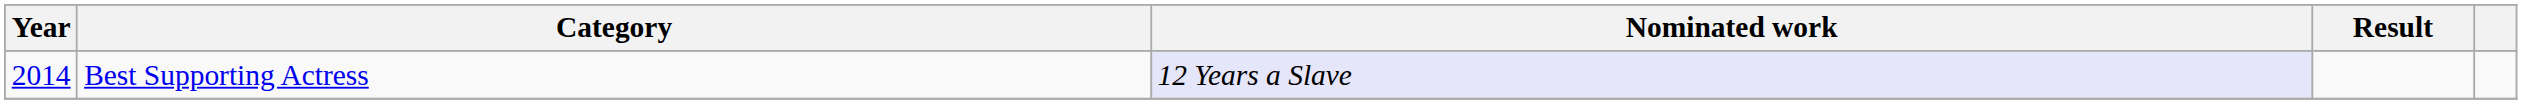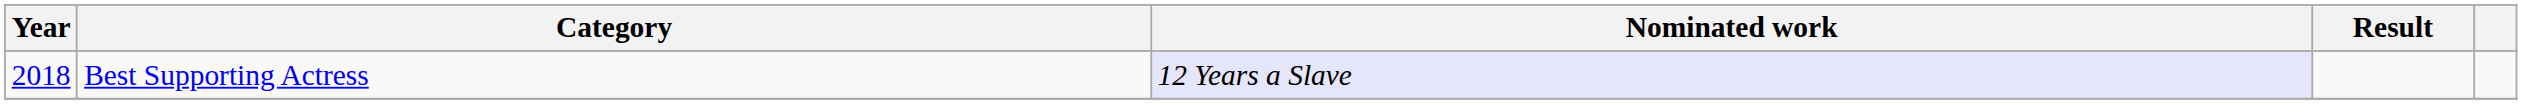(41, 74) 2014 -> (41, 74) 2018
